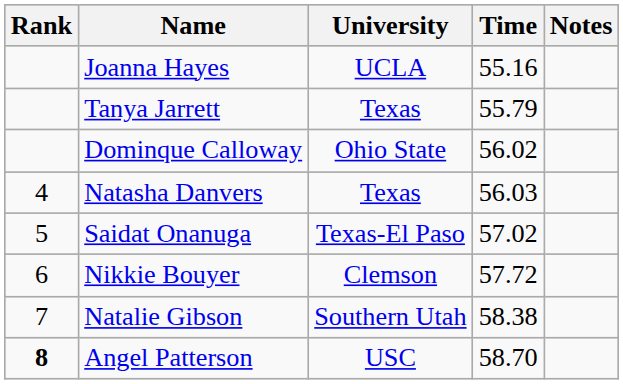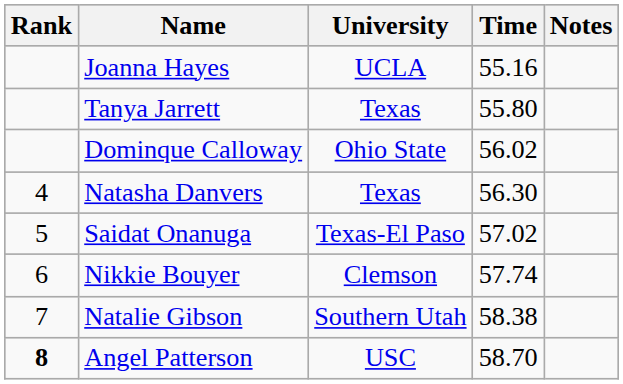(508, 108) 55.79 -> (508, 108) 55.80
(508, 191) 56.03 -> (508, 191) 56.30
(508, 274) 57.72 -> (508, 274) 57.74
